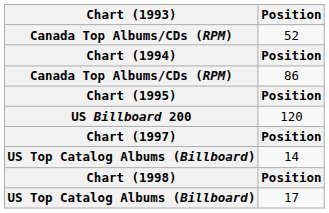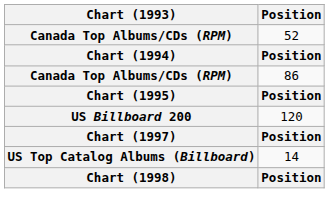- row: (291, 198)
